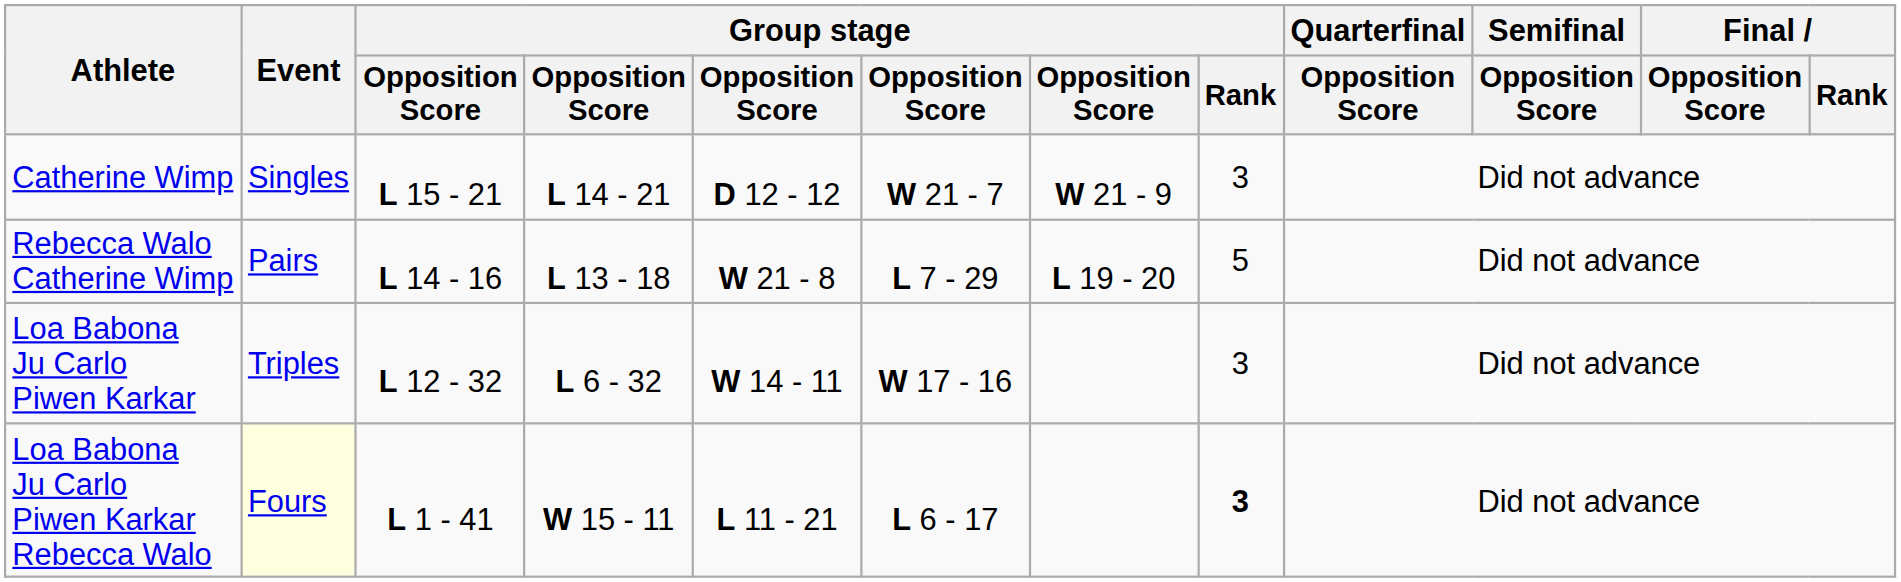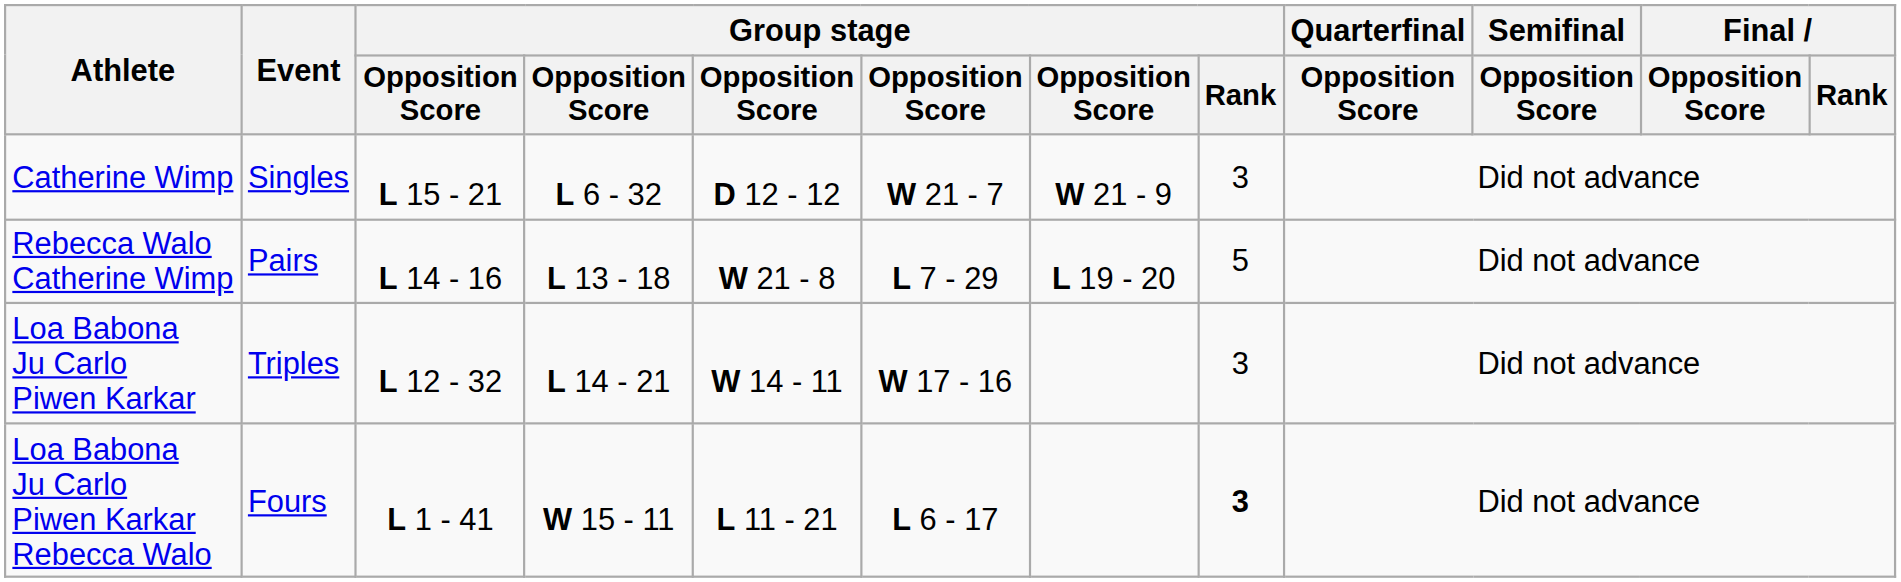(609, 194) L 14 - 21 -> (609, 194) L 6 - 32
(609, 381) L 6 - 32 -> (609, 381) L 14 - 21
(287, 500) lightyellow background -> (287, 500) no background
